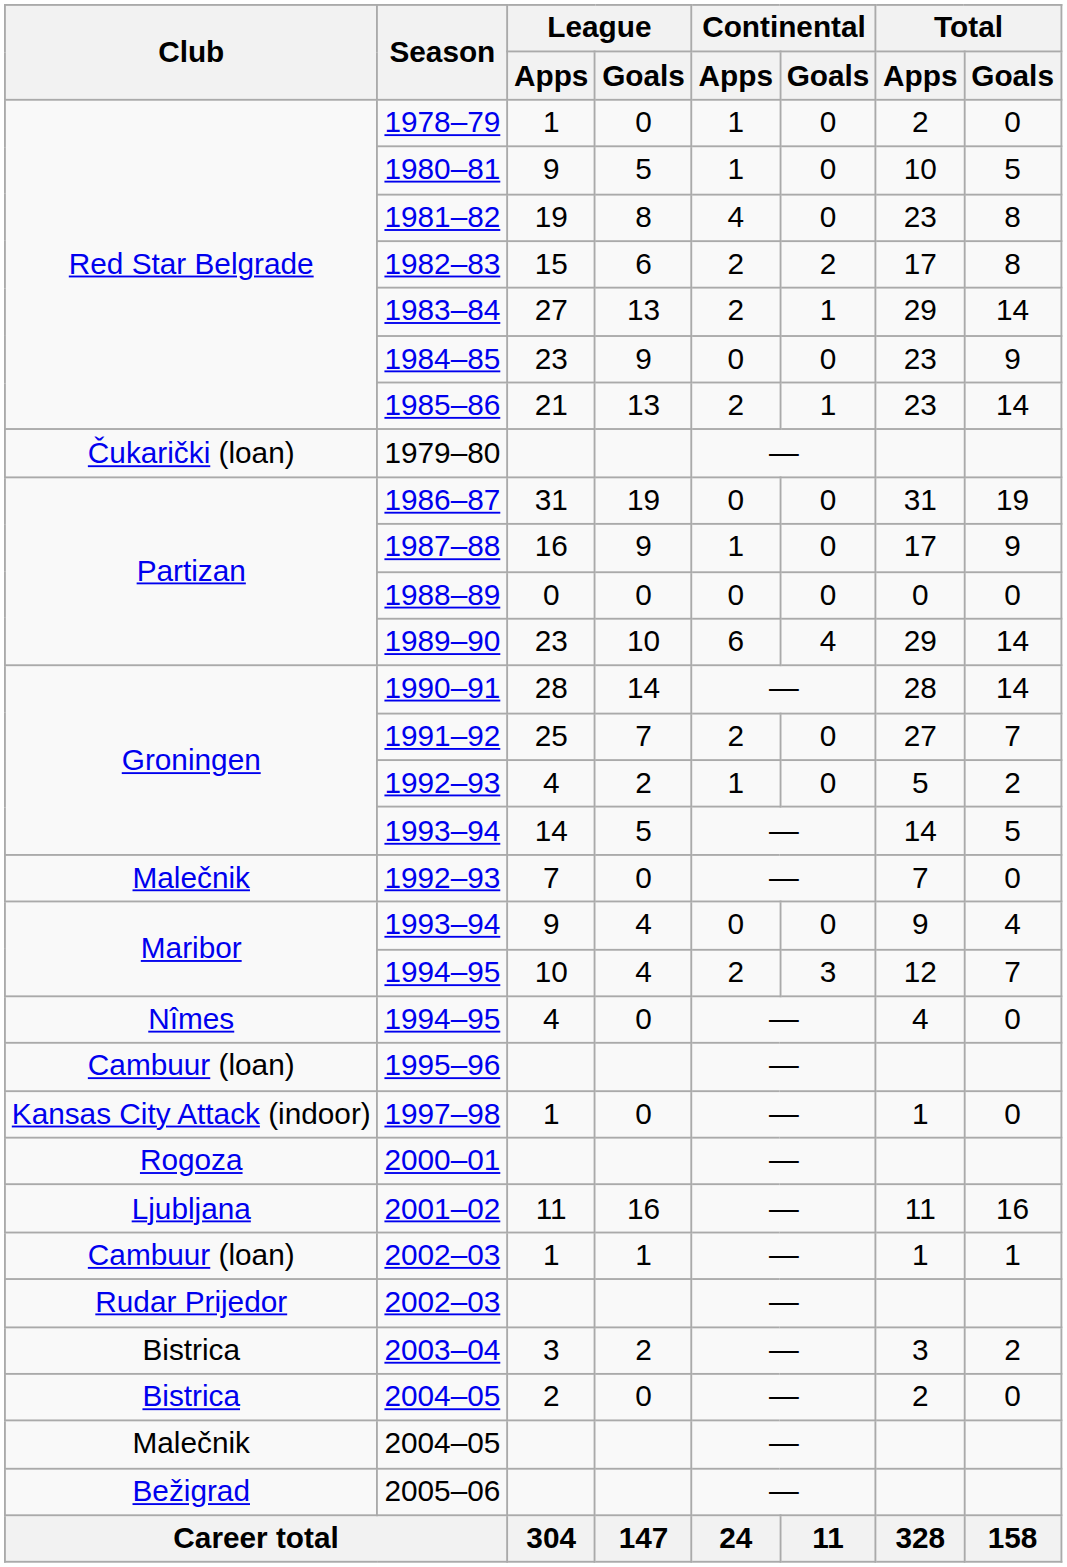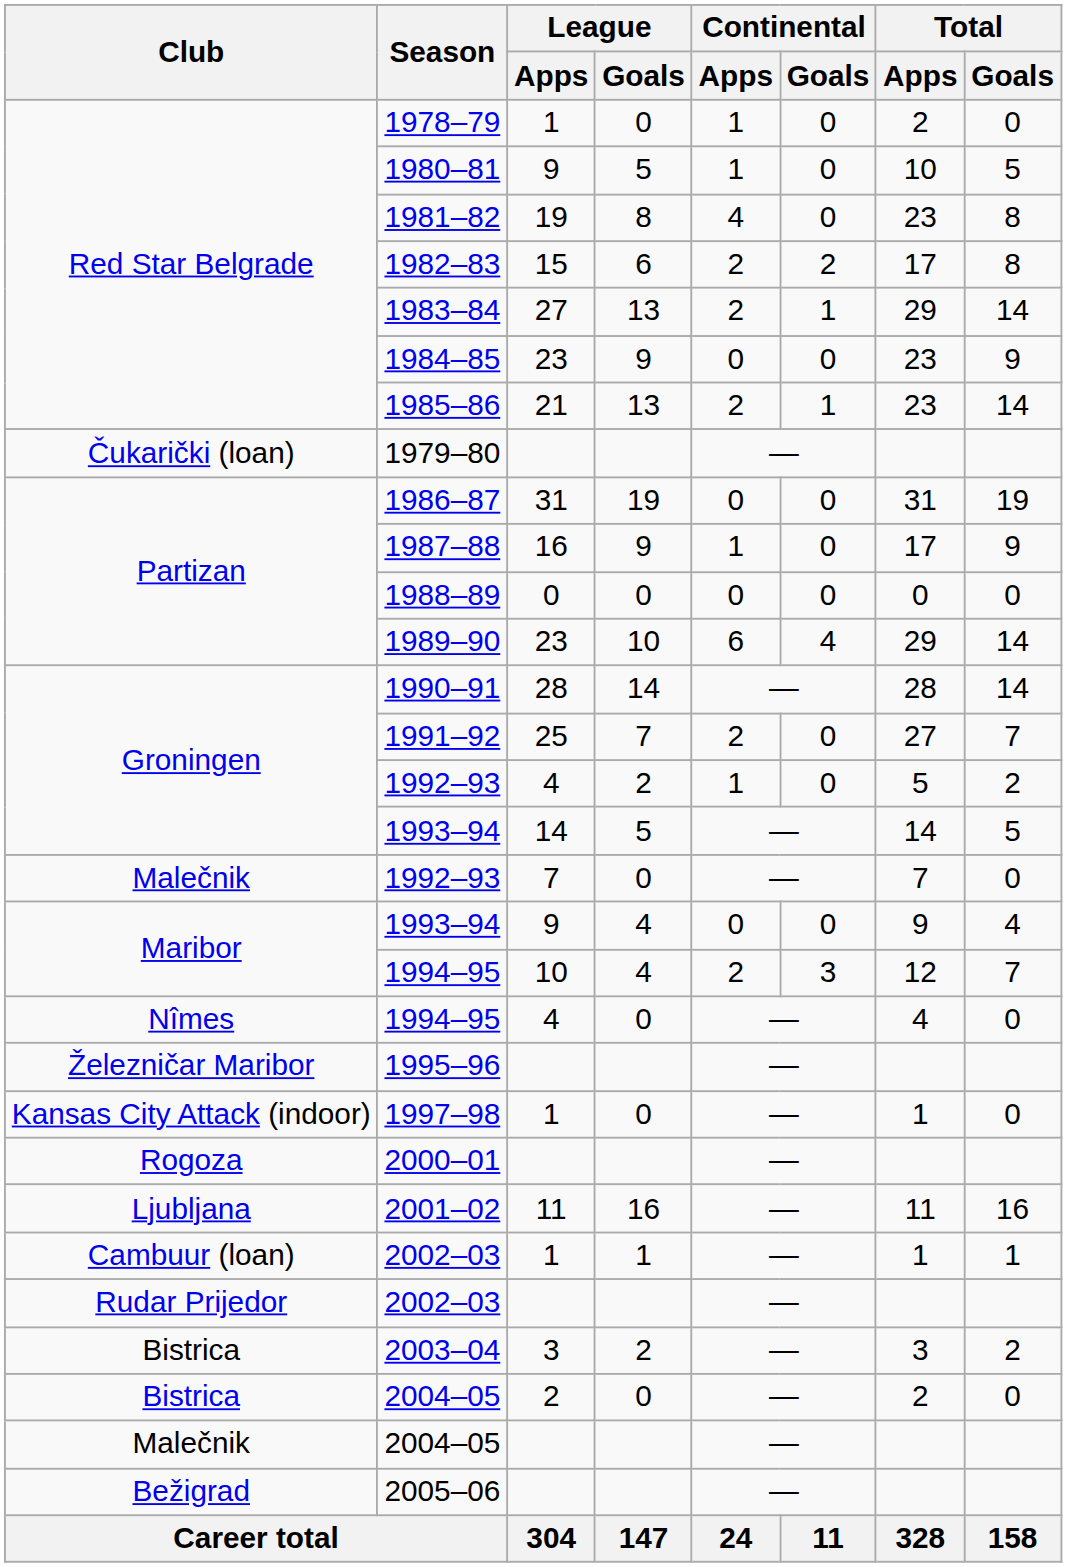(191, 1066) Cambuur (loan) -> (191, 1066) Železničar Maribor
